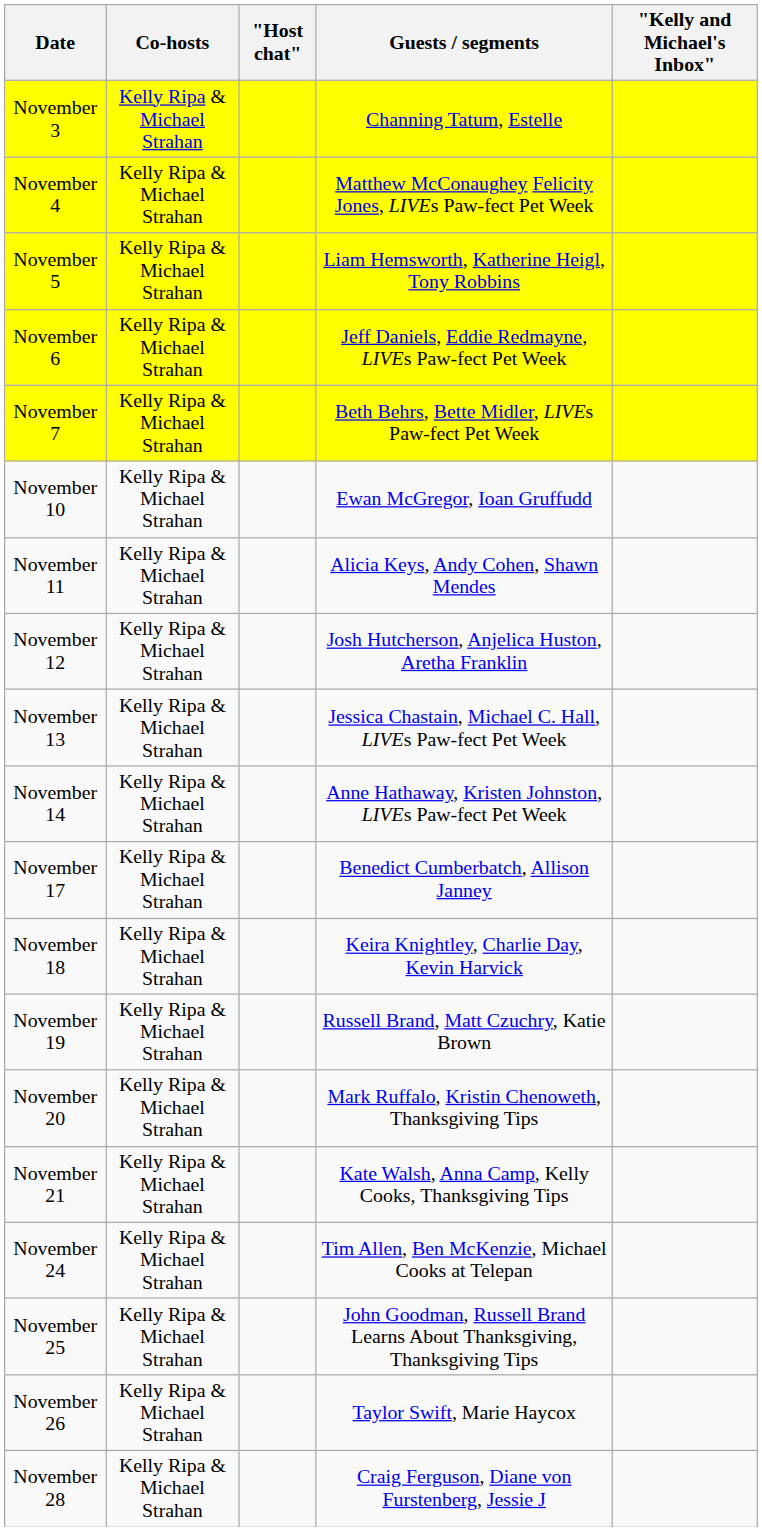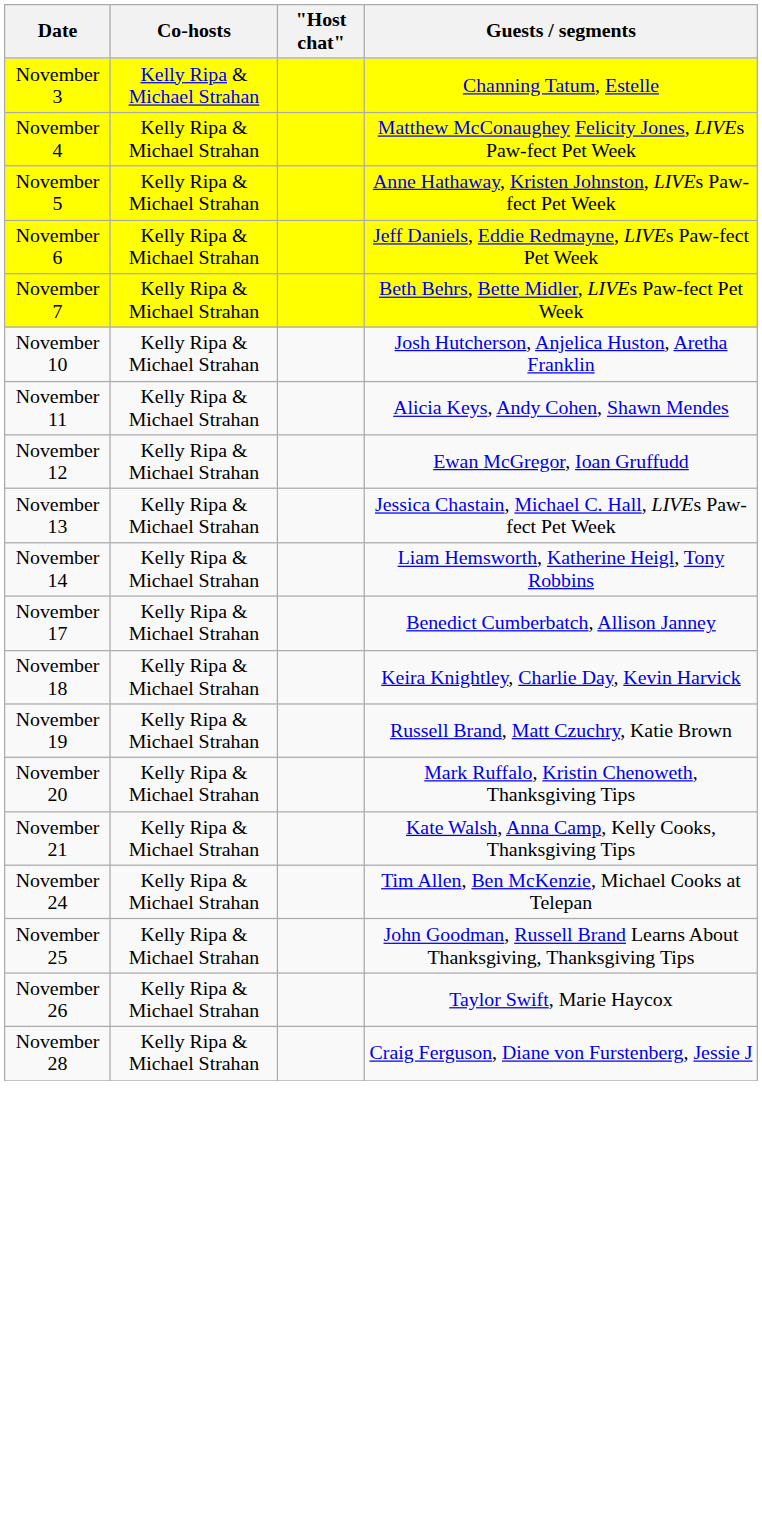- column: (685, 42)
(464, 270) Liam Hemsworth, Katherine Heigl, Tony Robbins -> (561, 192) Anne Hathaway, Kristen Johnston, LIVEs Paw-fect Pet Week
(464, 499) Ewan McGregor, Ioan Gruffudd -> (561, 354) Josh Hutcherson, Anjelica Huston, Aretha Franklin
(464, 651) Josh Hutcherson, Anjelica Huston, Aretha Franklin -> (561, 461) Ewan McGregor, Ioan Gruffudd
(464, 803) Anne Hathaway, Kristen Johnston, LIVEs Paw-fect Pet Week -> (561, 569) Liam Hemsworth, Katherine Heigl, Tony Robbins
